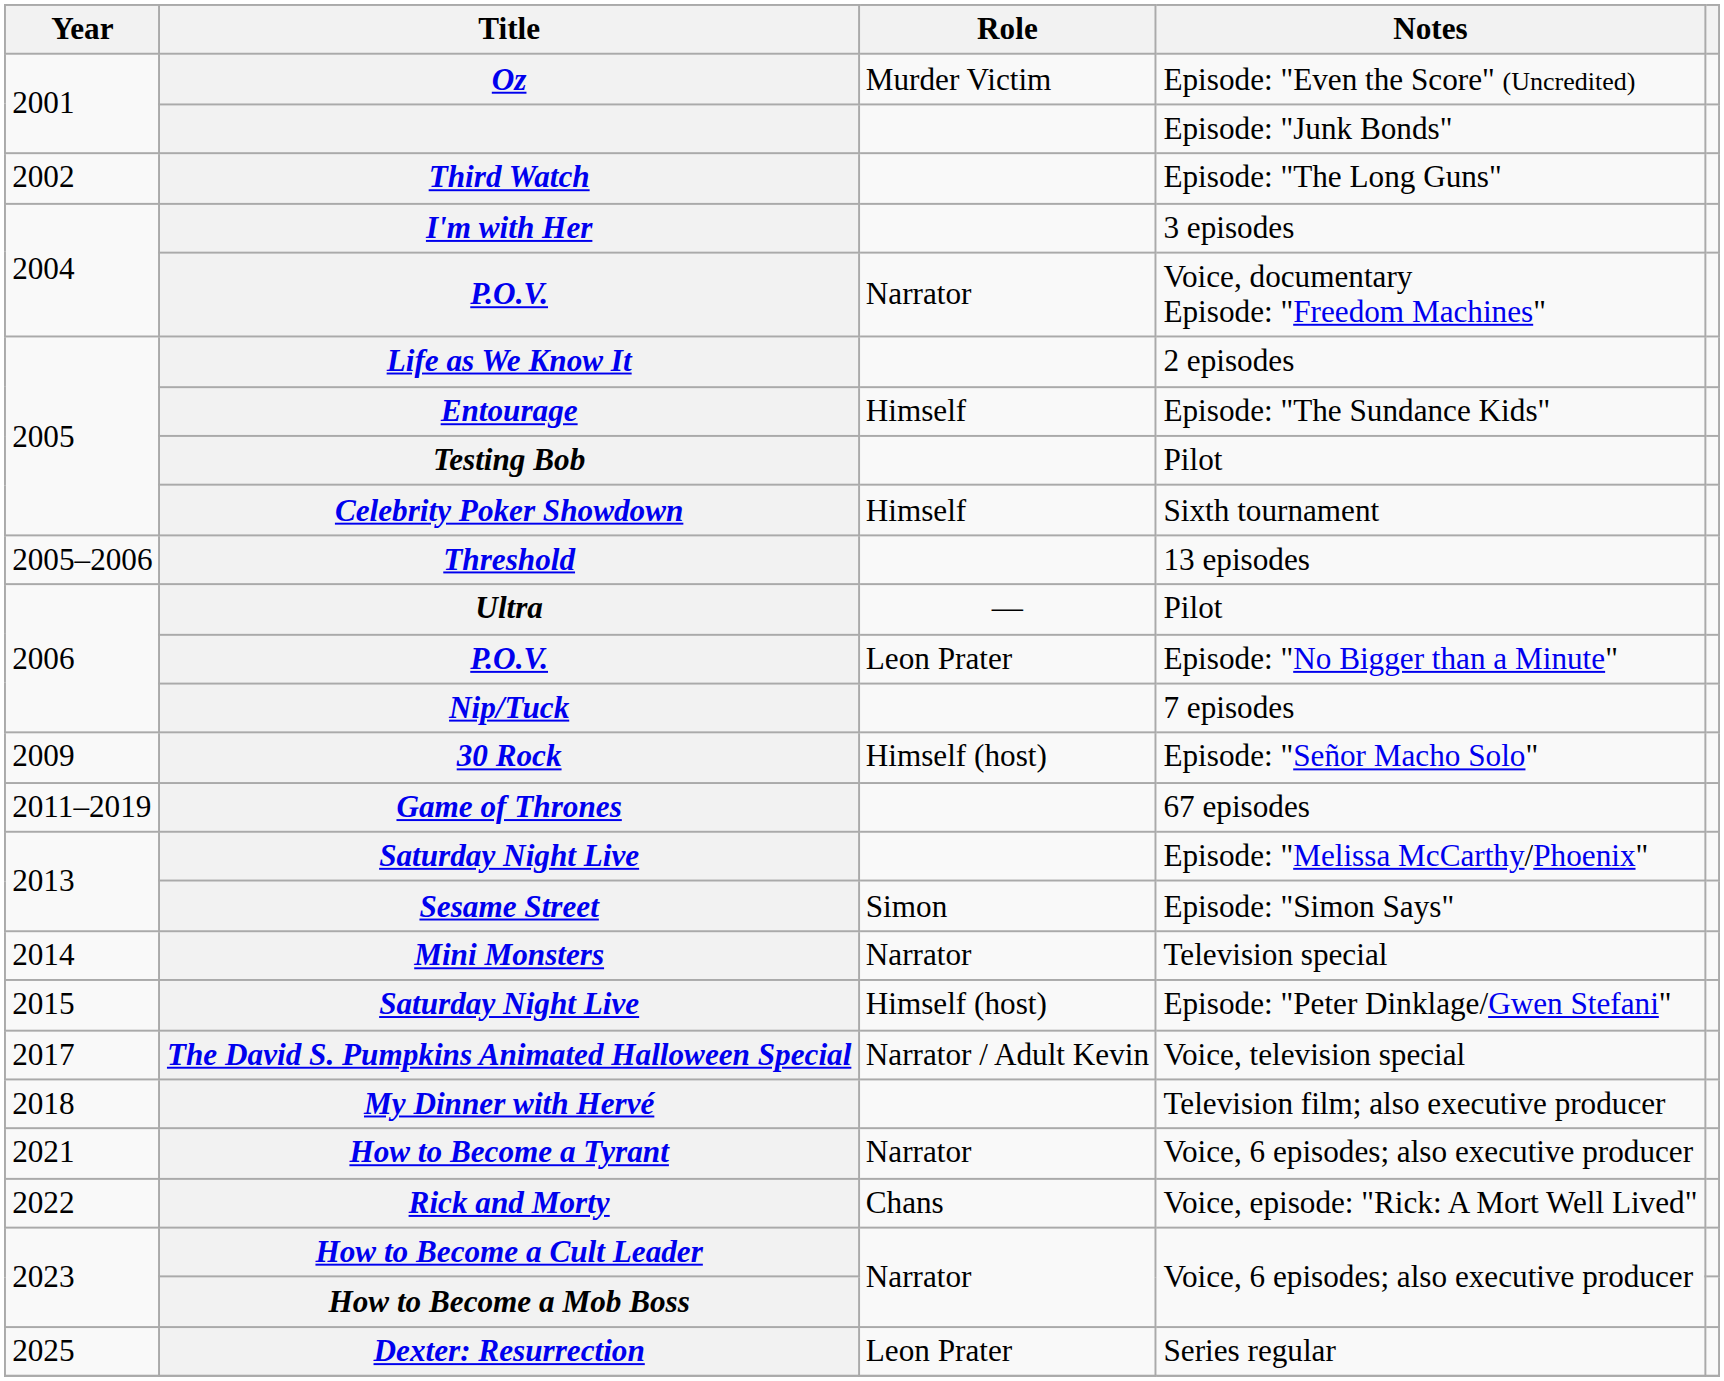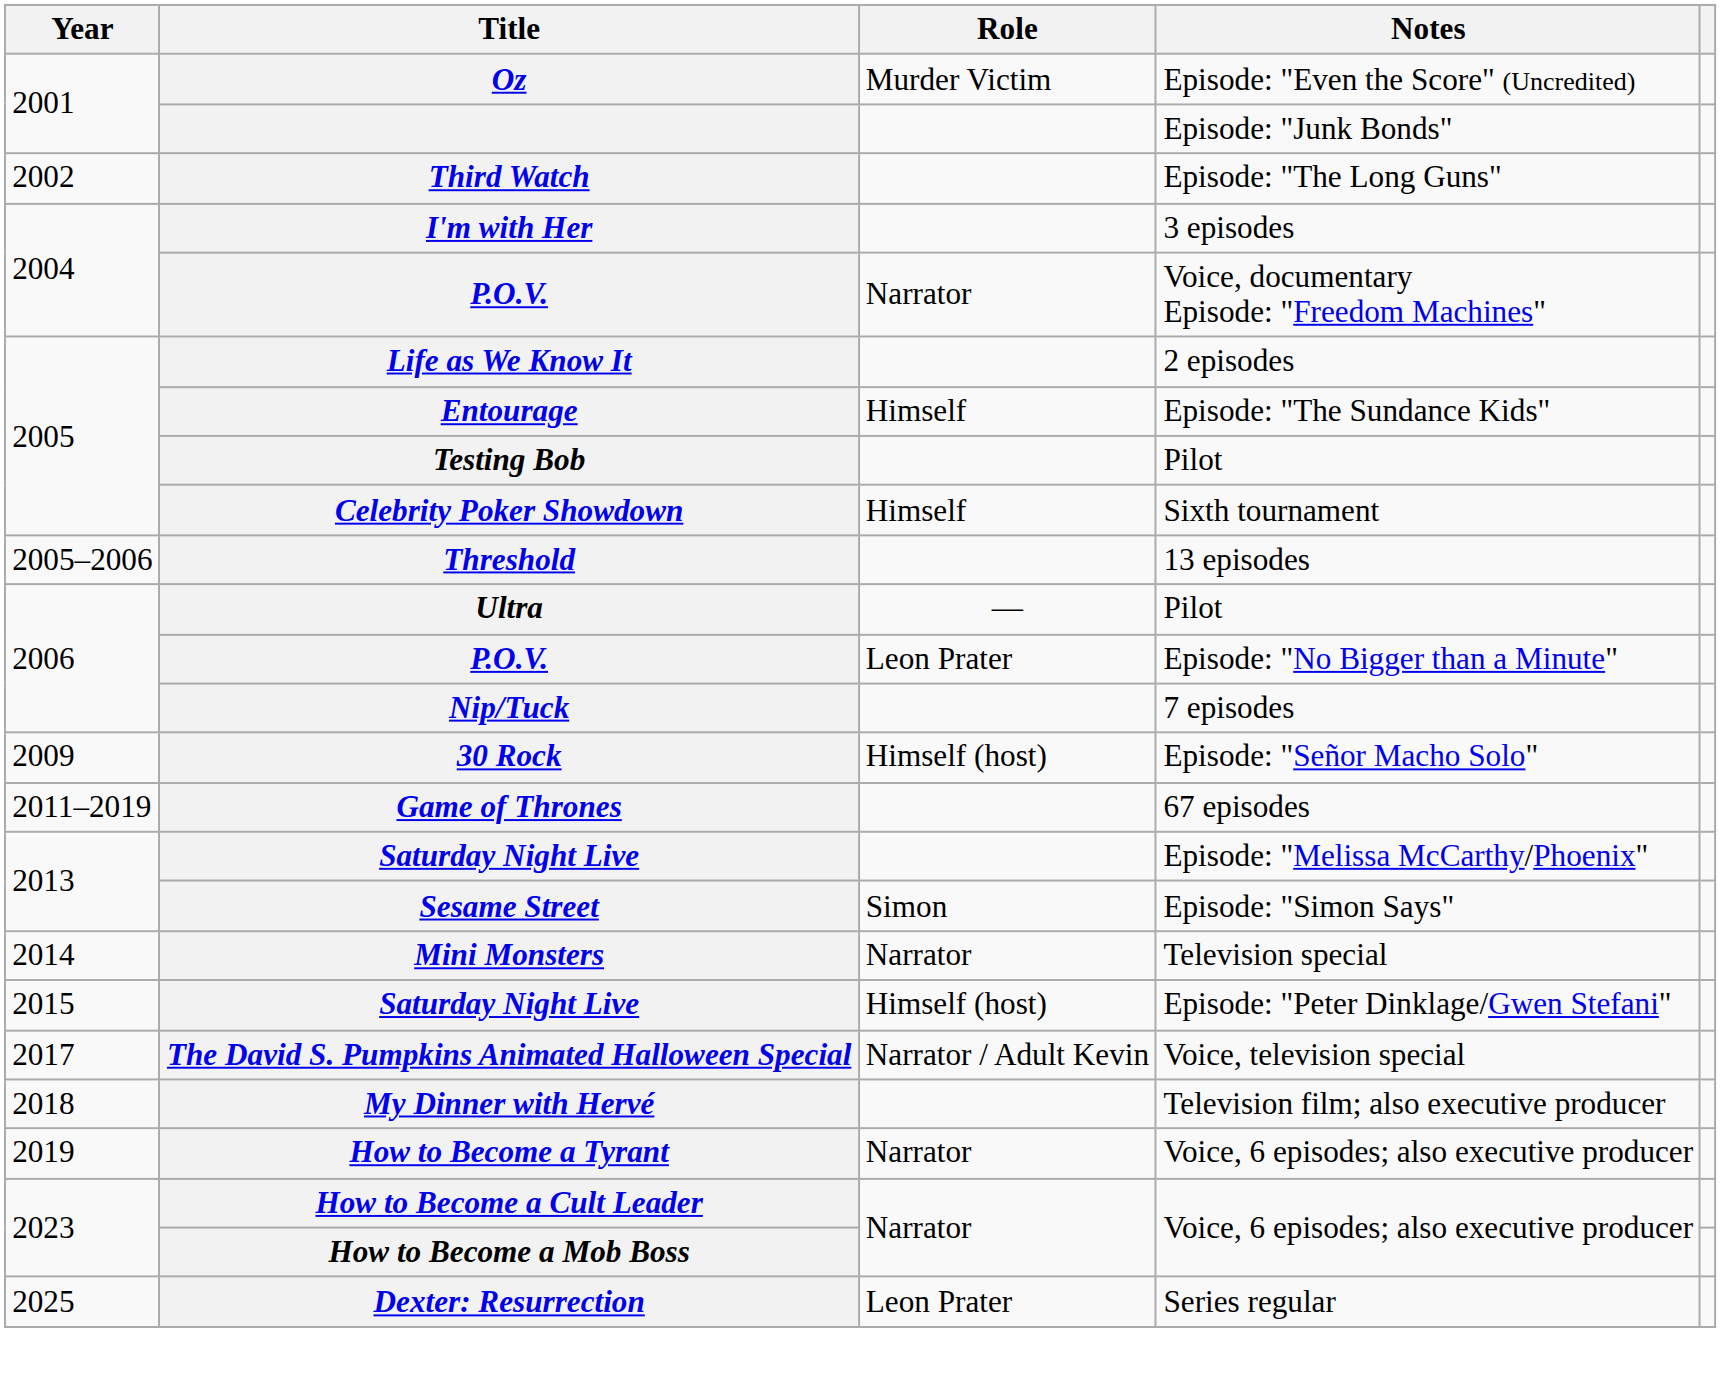(43, 1152) 2021 -> (43, 1152) 2019
- row: (509, 1202)
